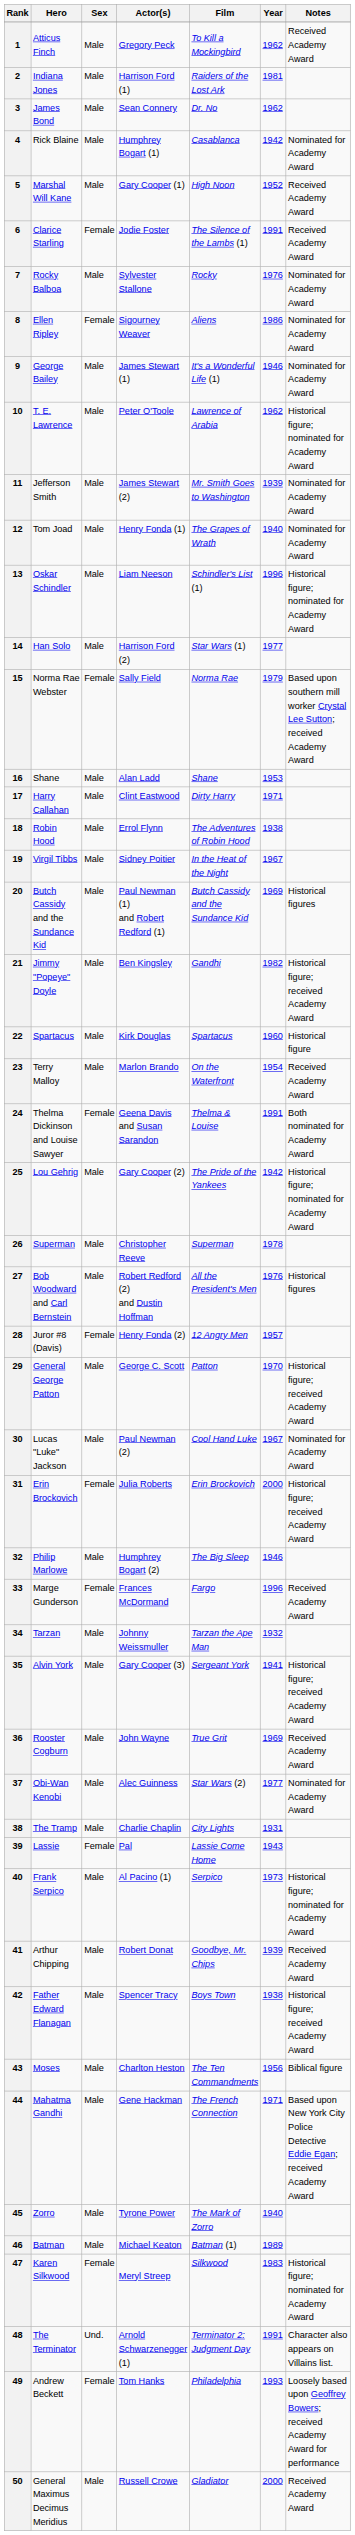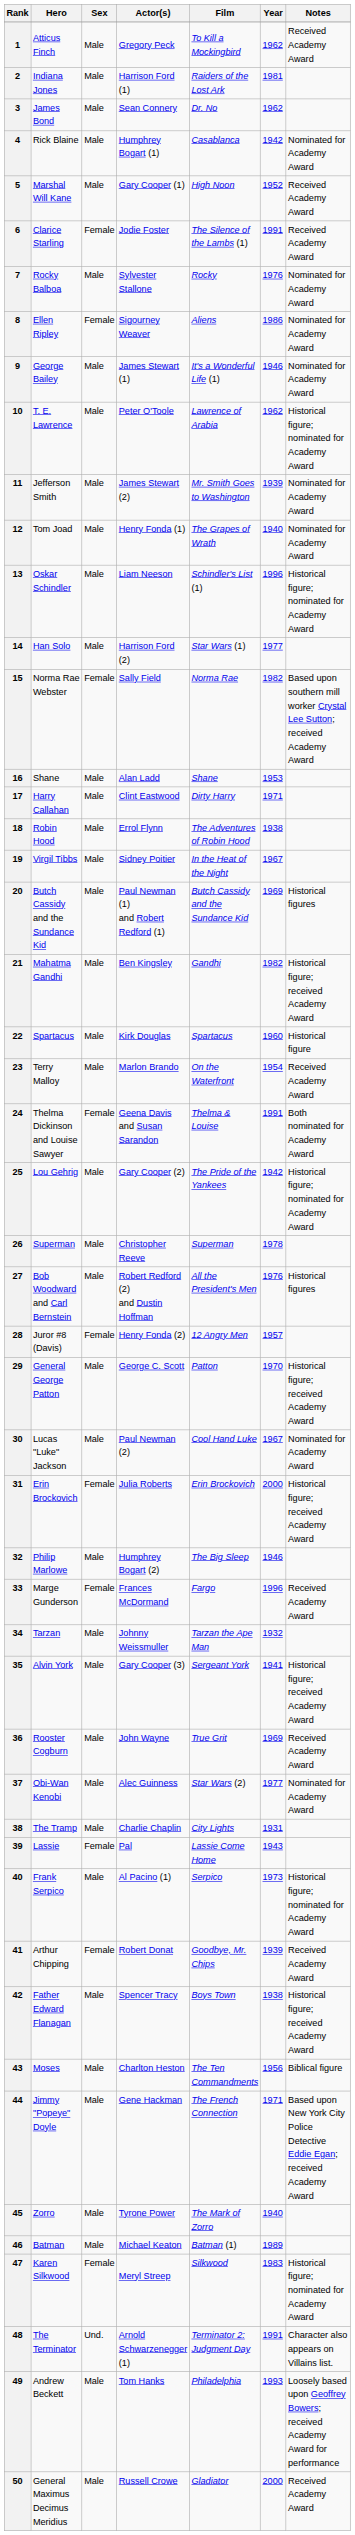(273, 678) 1979 -> (273, 678) 1982
(52, 977) Jimmy "Popeye" Doyle -> (52, 970) Mahatma Gandhi
(94, 1950) Male -> (99, 1950) Female
(52, 2106) Mahatma Gandhi -> (52, 2113) Jimmy "Popeye" Doyle
(99, 2380) Female -> (94, 2380) Male
